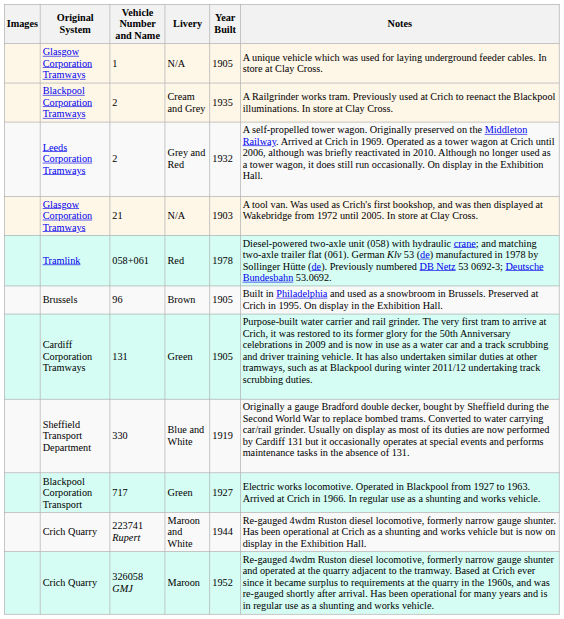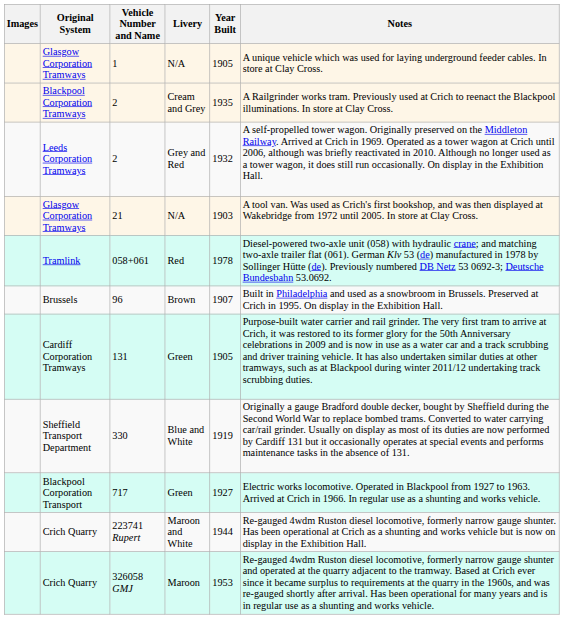(223, 300) 1905 -> (223, 300) 1907
(223, 582) 1952 -> (223, 582) 1953
